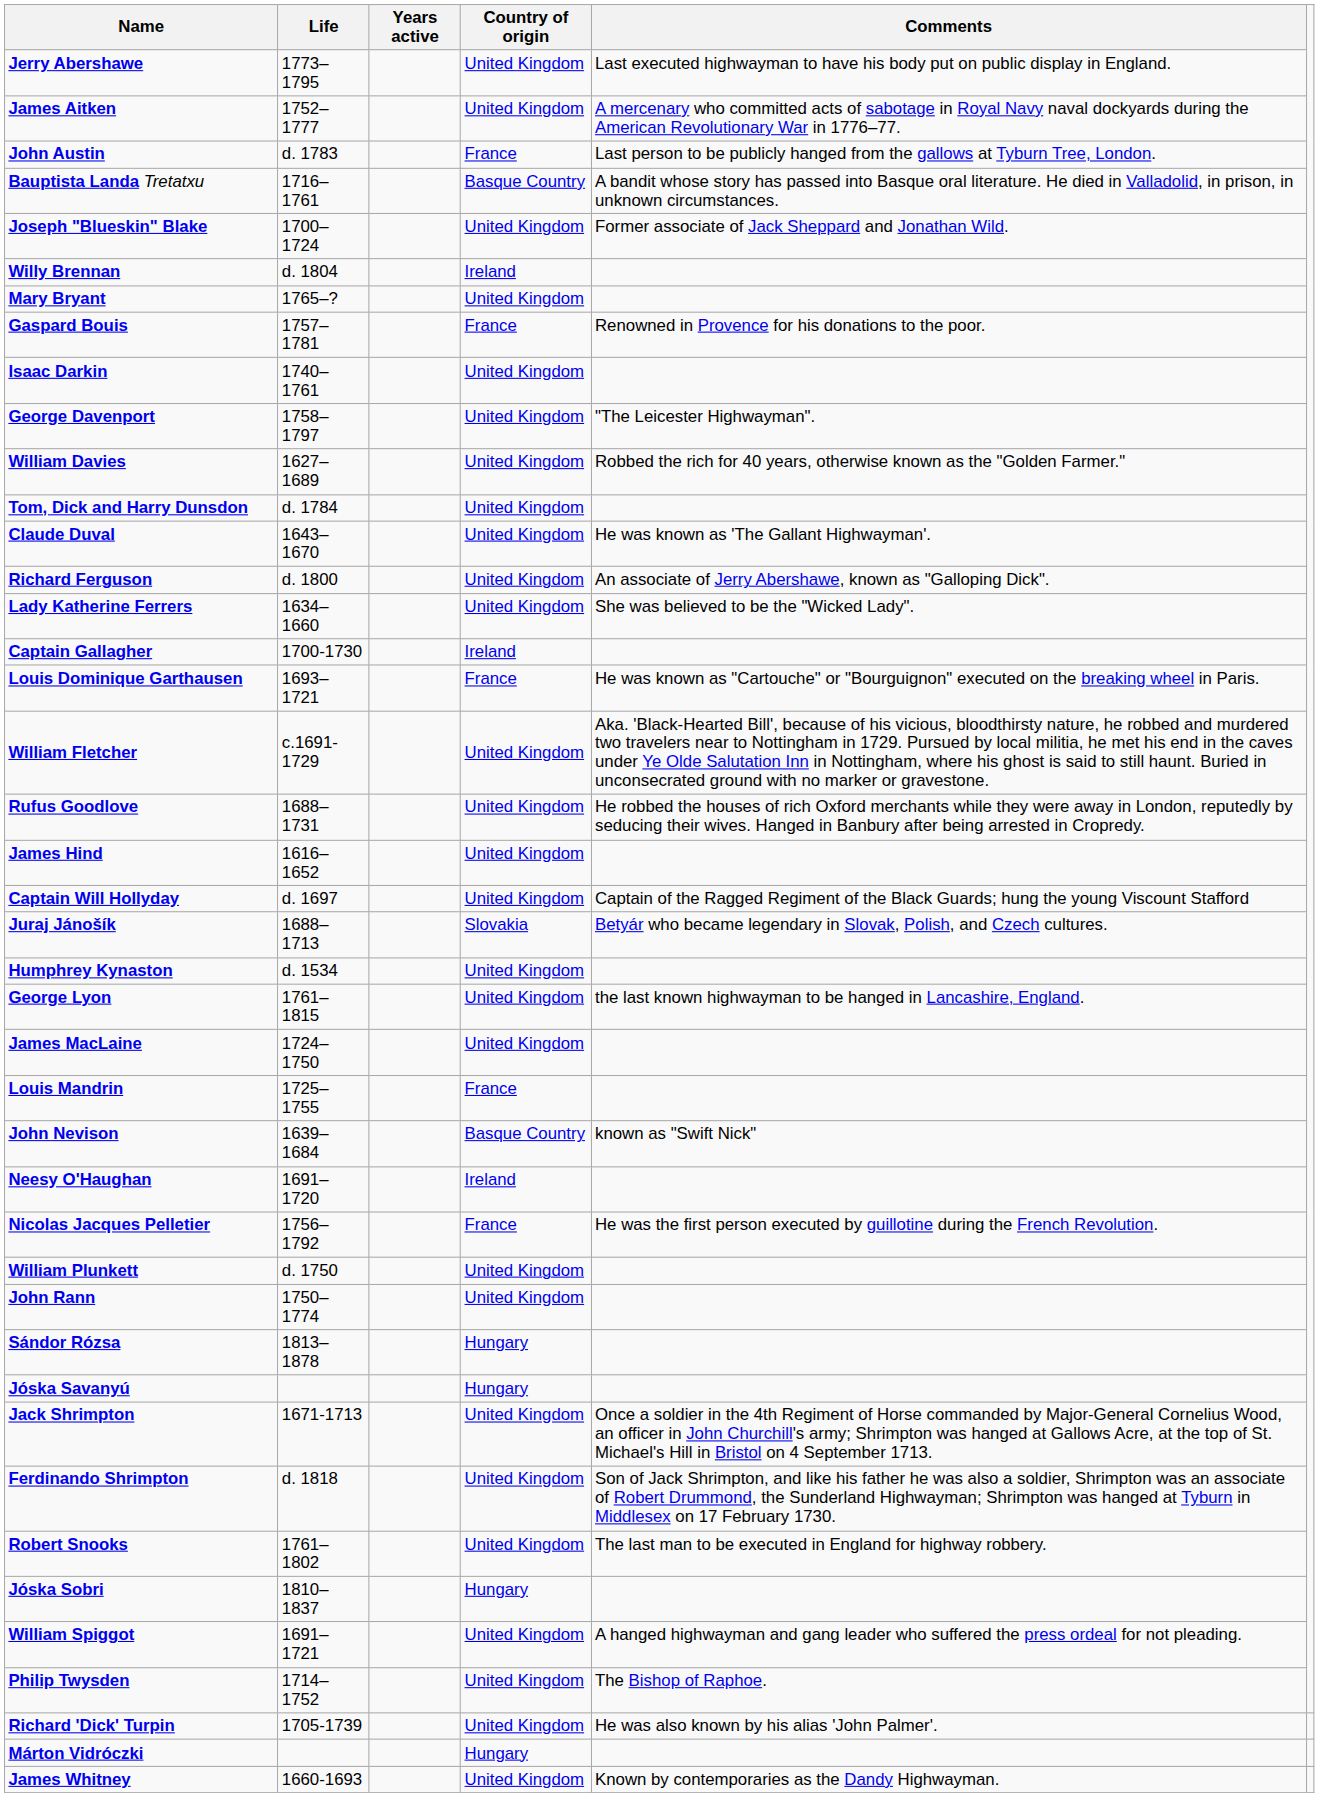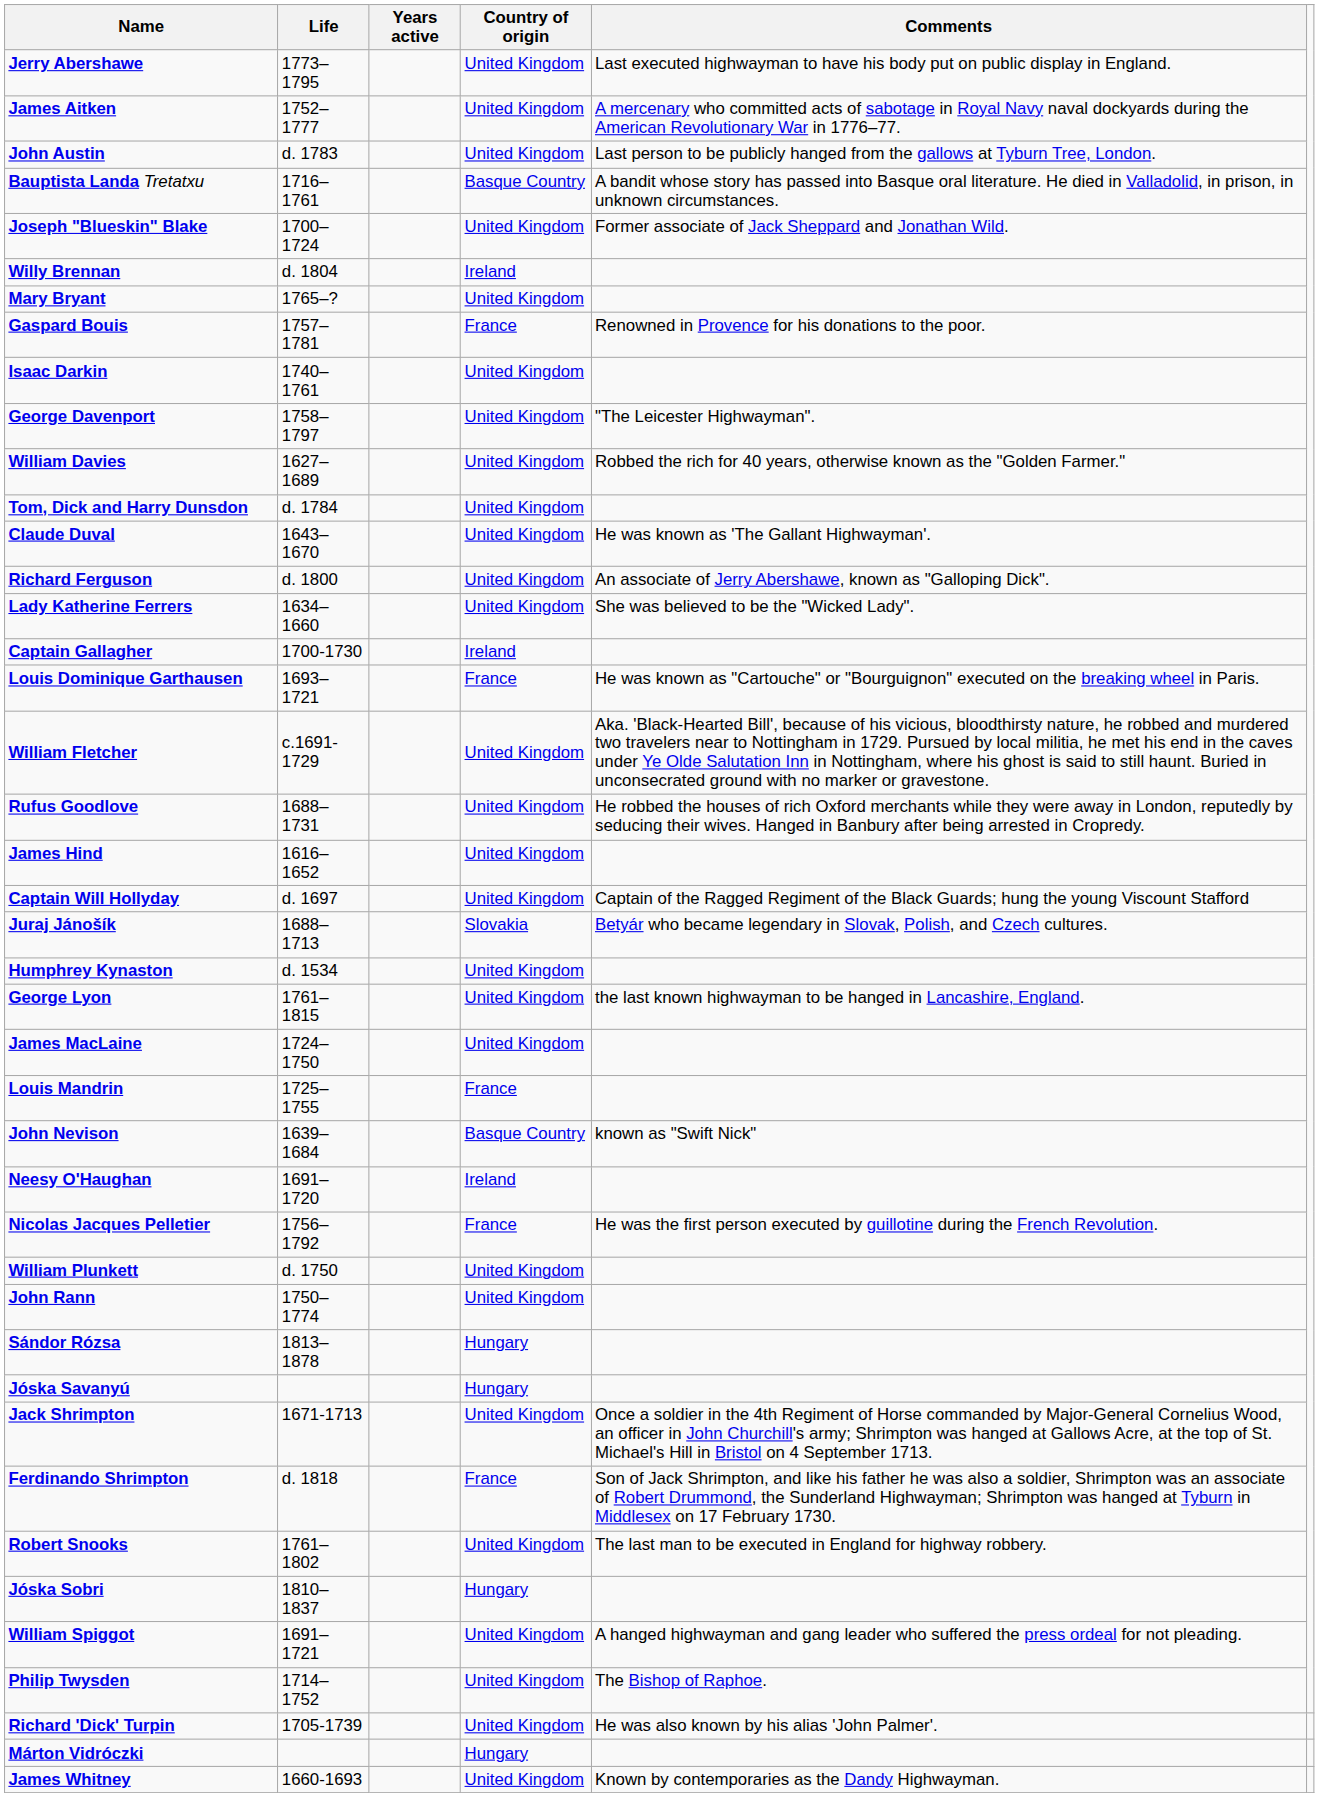(491, 154) France -> (524, 154) United Kingdom
(524, 1479) United Kingdom -> (491, 1479) France
